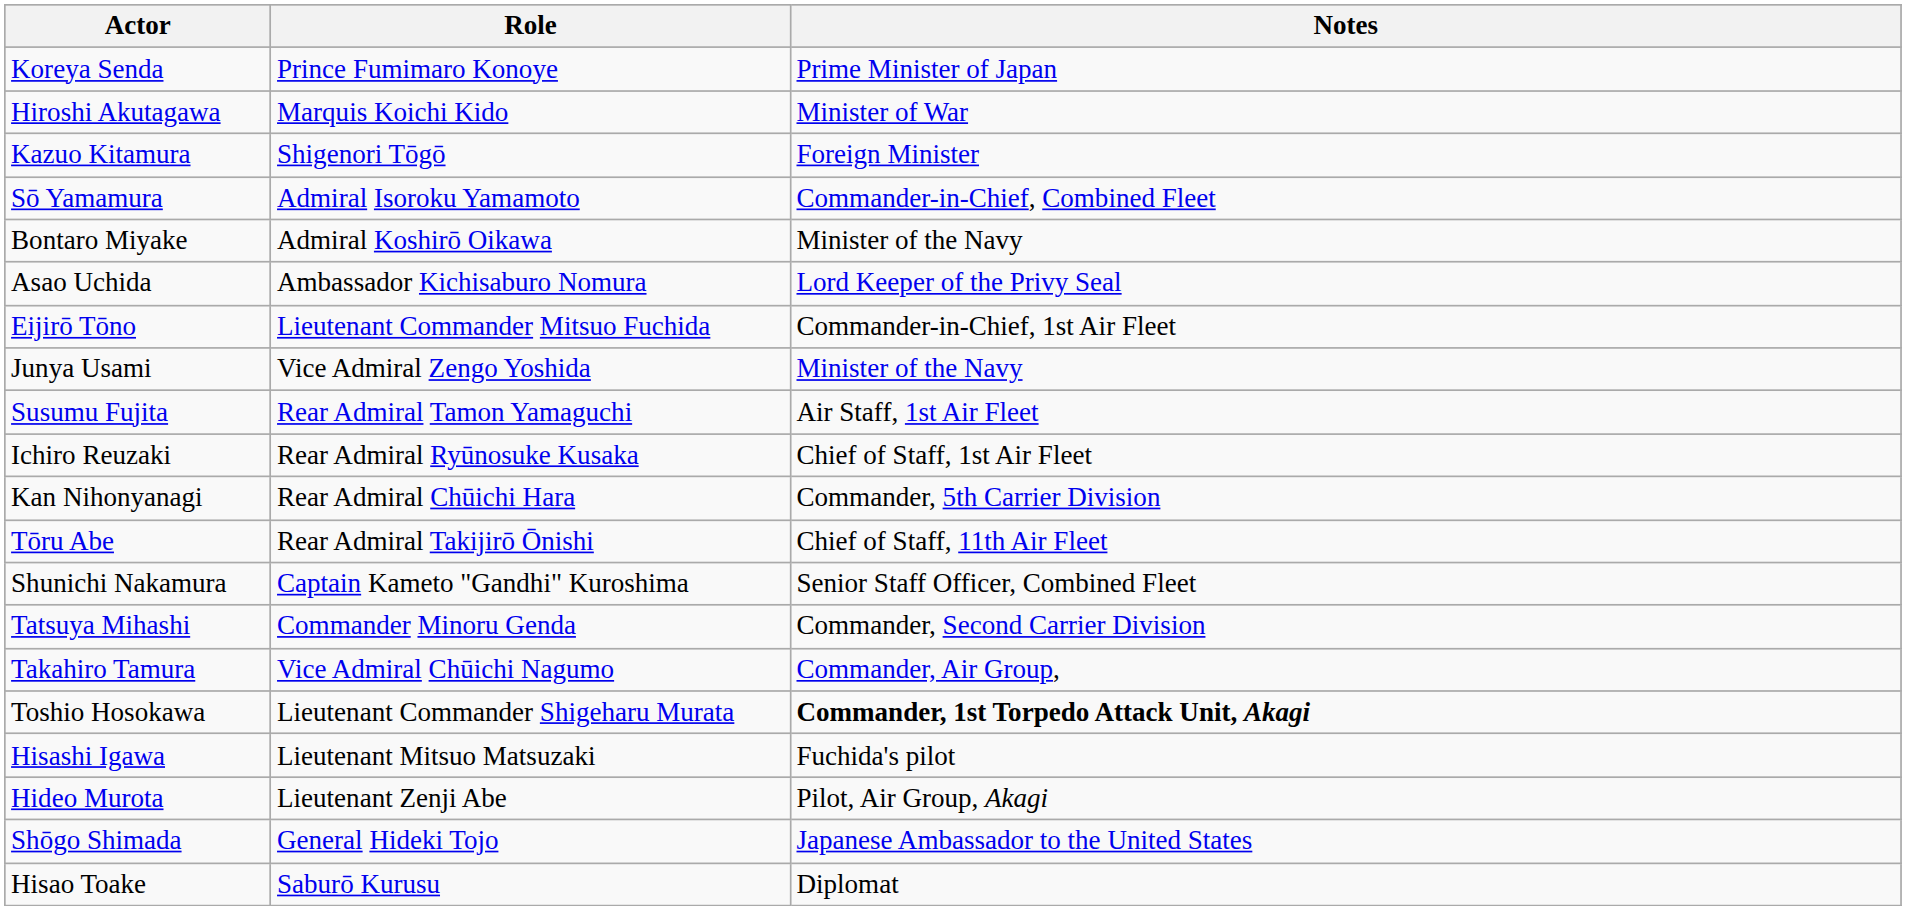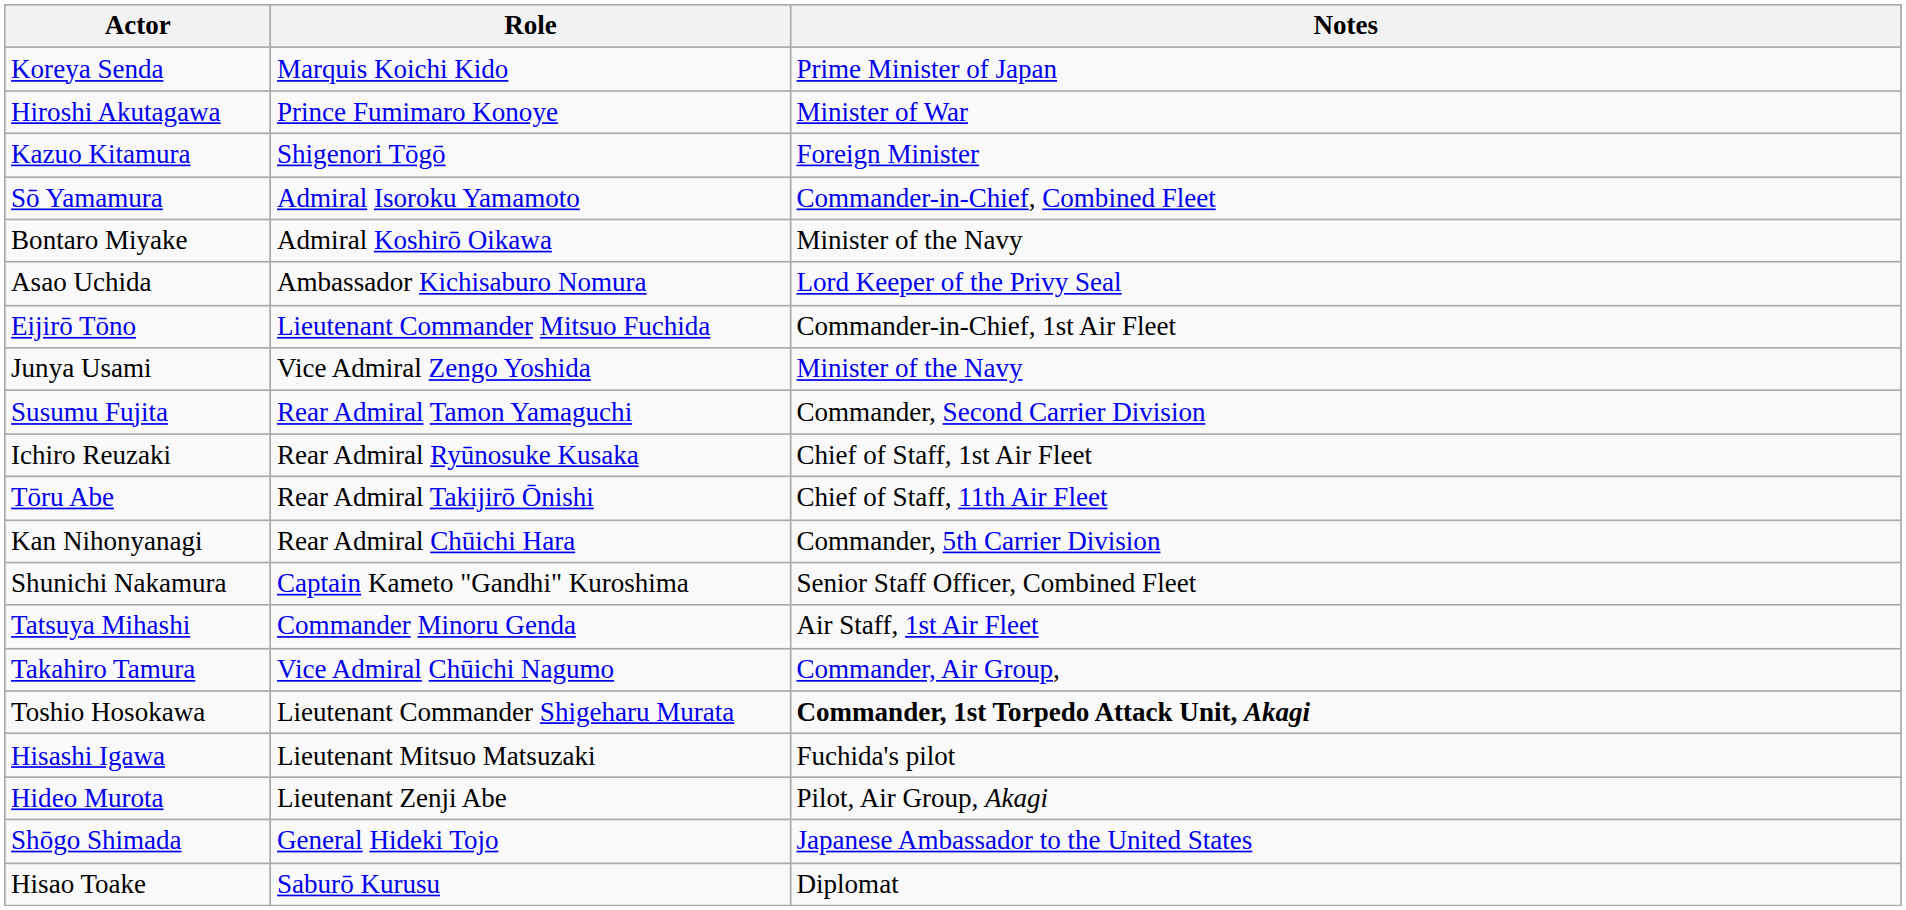(417, 68) Prince Fumimaro Konoye -> (393, 68) Marquis Koichi Kido
(393, 111) Marquis Koichi Kido -> (417, 111) Prince Fumimaro Konoye
(918, 411) Air Staff, 1st Air Fleet -> (1001, 411) Commander, Second Carrier Division
rows swapped: (107, 497) <-> (63, 540)
(1001, 626) Commander, Second Carrier Division -> (918, 626) Air Staff, 1st Air Fleet
